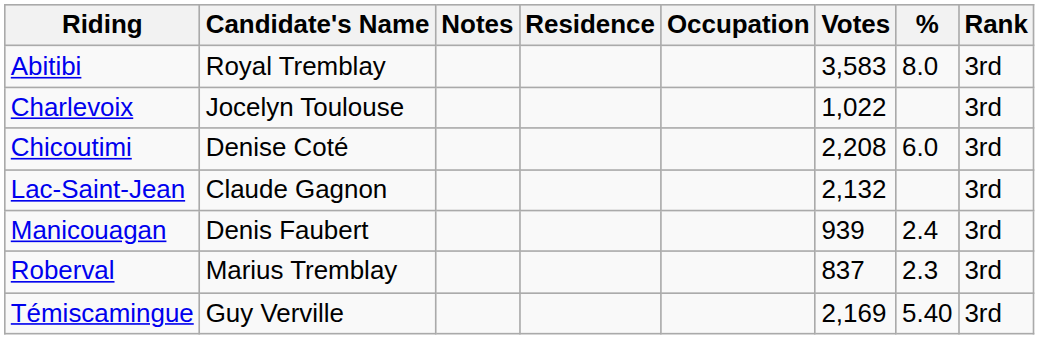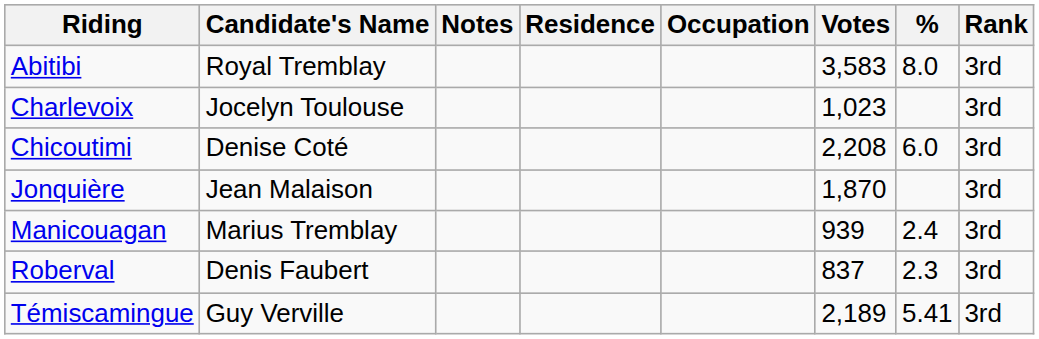(854, 107) 1,022 -> (854, 107) 1,023
+ row: (68, 189)
- row: (98, 189)
(287, 230) Denis Faubert -> (301, 230) Marius Tremblay
(301, 271) Marius Tremblay -> (287, 271) Denis Faubert
(854, 312) 2,169 -> (854, 312) 2,189
(927, 312) 5.40 -> (927, 312) 5.41
